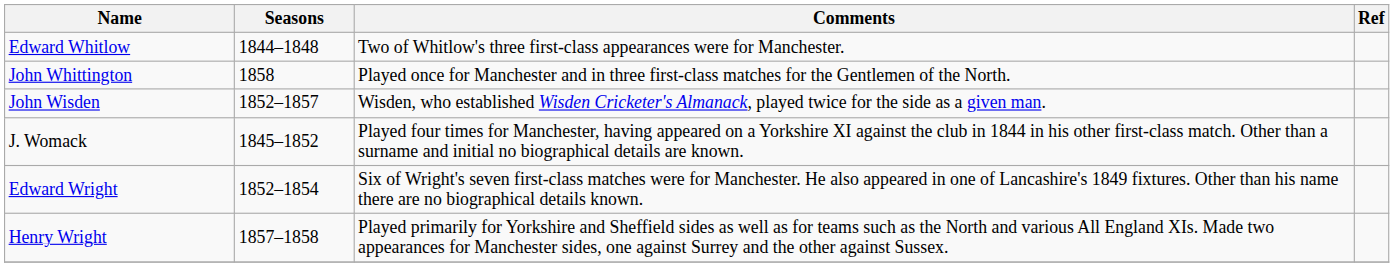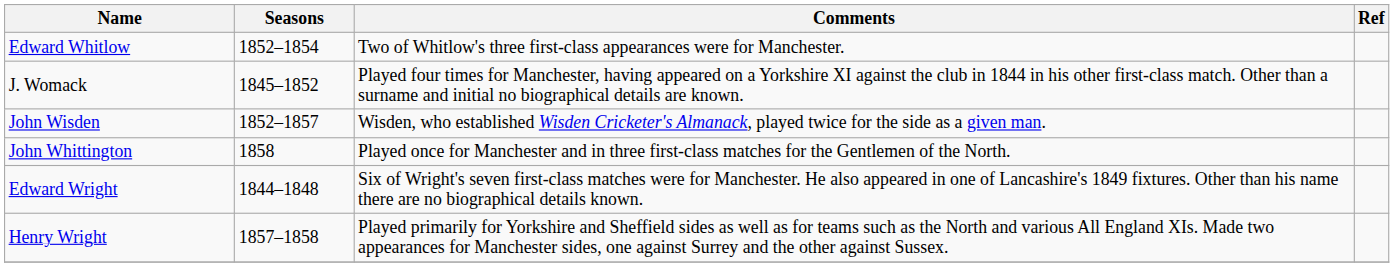(279, 46) 1844–1848 -> (279, 46) 1852–1854
rows swapped: (70, 74) <-> (48, 141)
(279, 189) 1852–1854 -> (279, 189) 1844–1848
